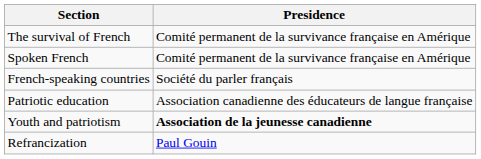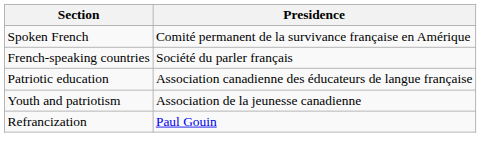- row: (69, 36)
(264, 121) bold -> (259, 100) normal
